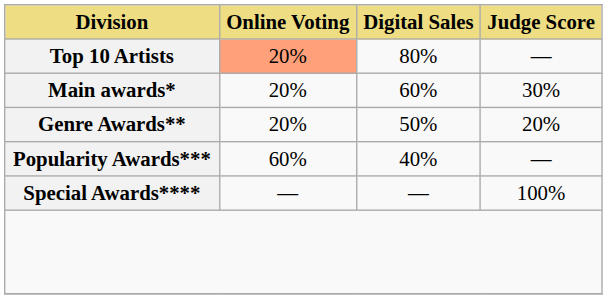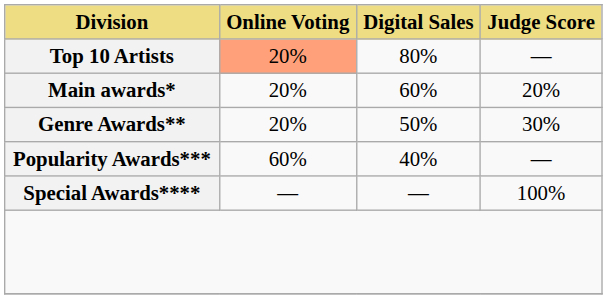(541, 90) 30% -> (541, 90) 20%
(541, 124) 20% -> (541, 124) 30%
